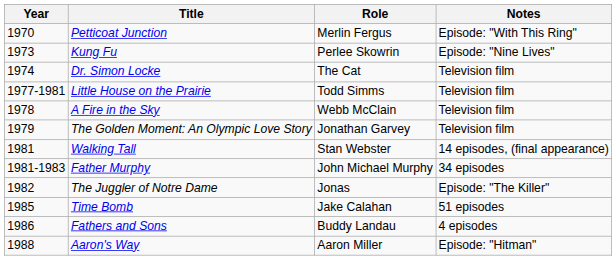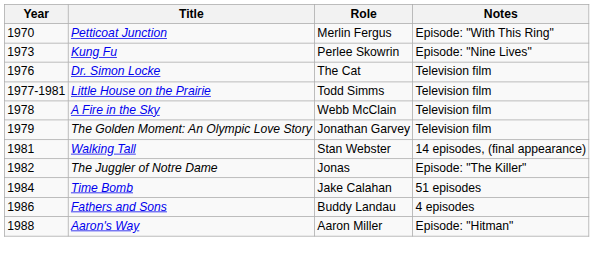(21, 71) 1974 -> (21, 71) 1976
- row: (110, 168)
(21, 206) 1985 -> (21, 187) 1984
